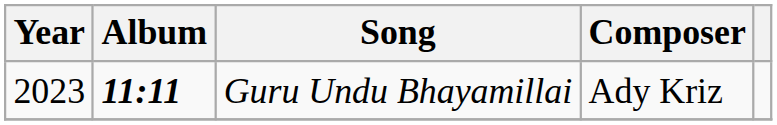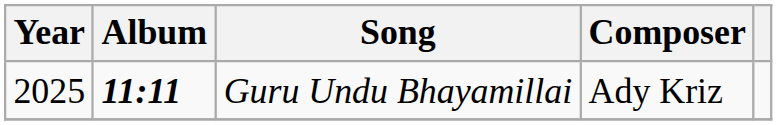(49, 89) 2023 -> (49, 89) 2025
